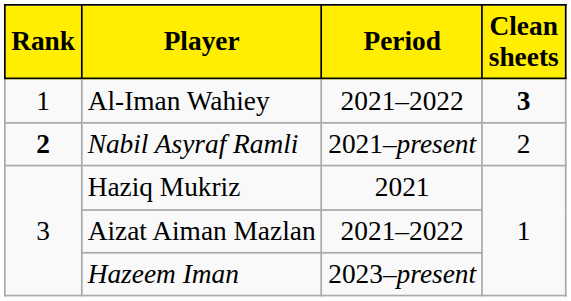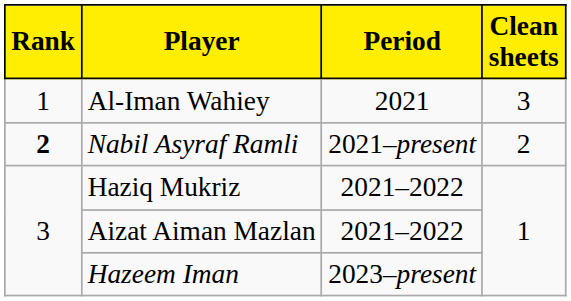(402, 100) 2021–2022 -> (402, 100) 2021
(524, 100) bold -> (524, 100) normal
(402, 187) 2021 -> (402, 187) 2021–2022
